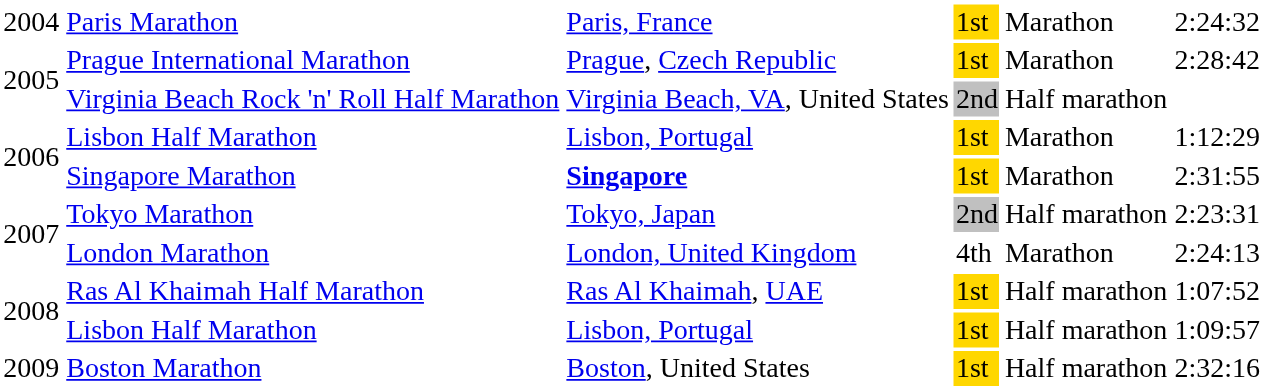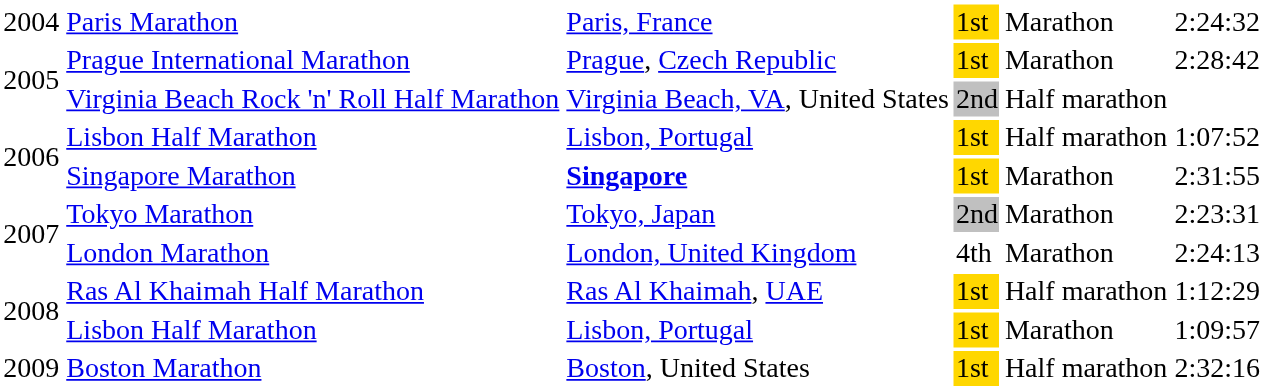(1059, 137) Marathon -> (1086, 137) Half marathon
(1217, 137) 1:12:29 -> (1217, 137) 1:07:52
(1086, 214) Half marathon -> (1059, 214) Marathon
(1217, 291) 1:07:52 -> (1217, 291) 1:12:29
(1086, 329) Half marathon -> (1059, 329) Marathon
